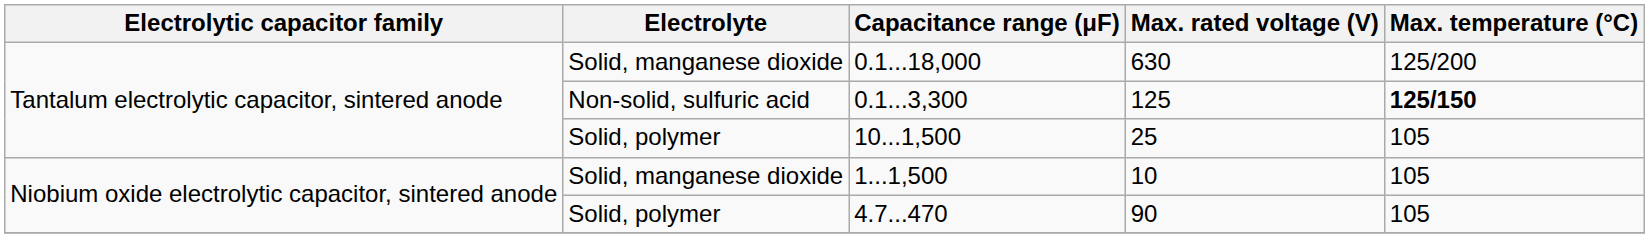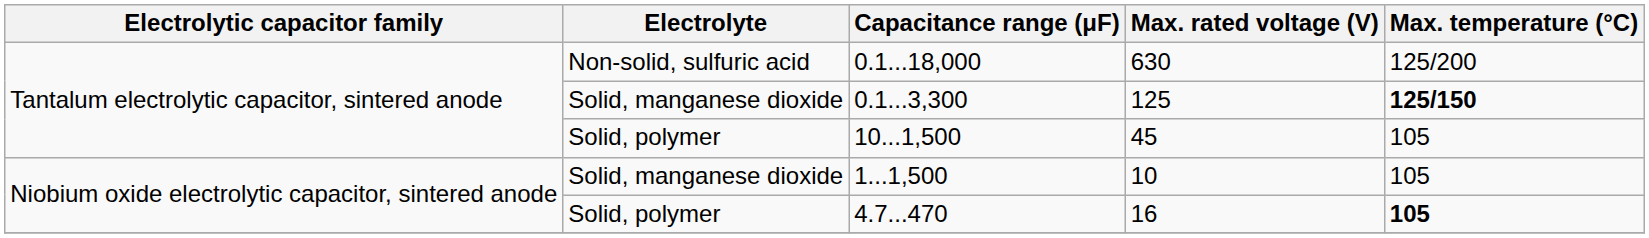(706, 61) Solid, manganese dioxide -> (689, 61) Non-solid, sulfuric acid
(689, 99) Non-solid, sulfuric acid -> (706, 99) Solid, manganese dioxide
(1144, 137) 25 -> (1144, 137) 45
(1144, 213) 90 -> (1144, 213) 16
(1410, 213) normal -> (1410, 213) bold
